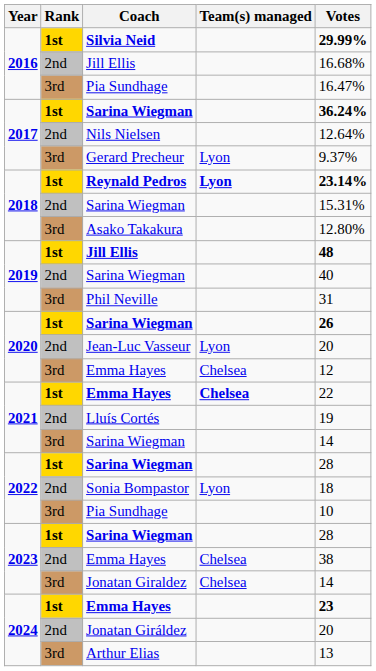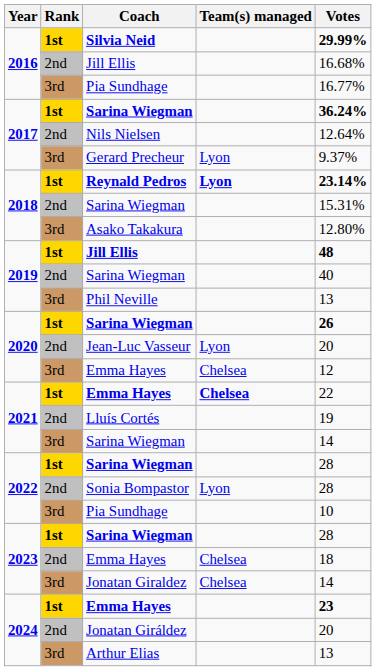(342, 87) 16.47% -> (342, 87) 16.77%
(326, 299) 31 -> (326, 299) 13
(326, 488) 18 -> (326, 488) 28
(326, 559) 38 -> (326, 559) 18
